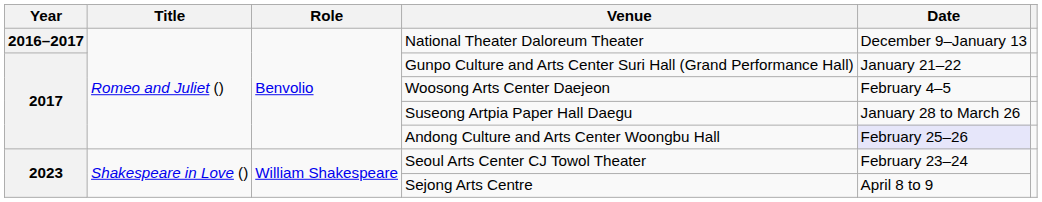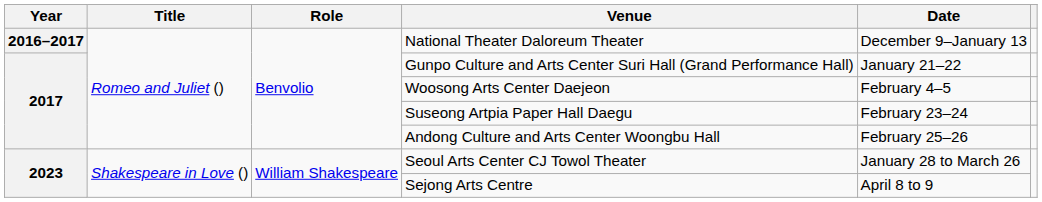(940, 112) January 28 to March 26 -> (914, 112) February 23–24
(914, 137) lavender background -> (914, 137) no background
(914, 161) February 23–24 -> (940, 161) January 28 to March 26
